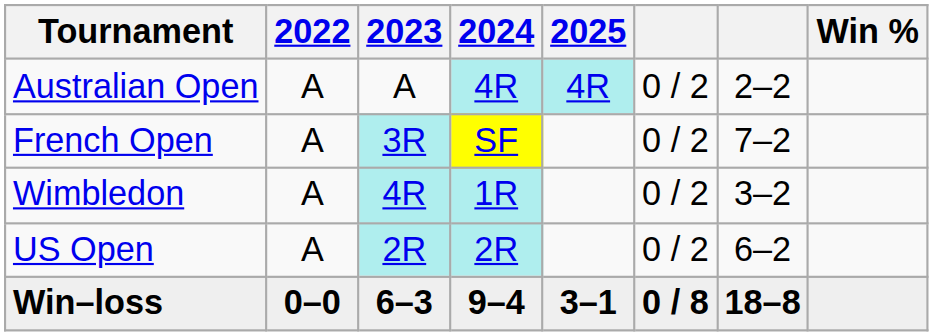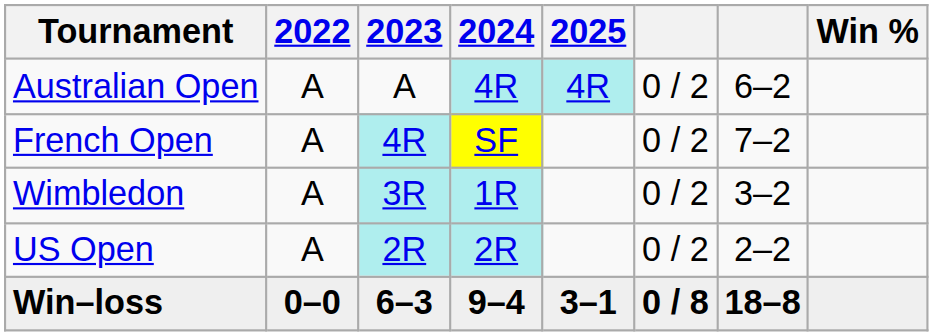(763, 85) 2–2 -> (763, 85) 6–2
(404, 140) 3R -> (404, 140) 4R
(404, 194) 4R -> (404, 194) 3R
(763, 248) 6–2 -> (763, 248) 2–2
